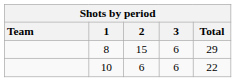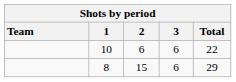rows swapped: (106, 67) <-> (106, 49)
